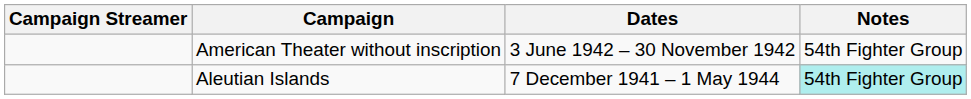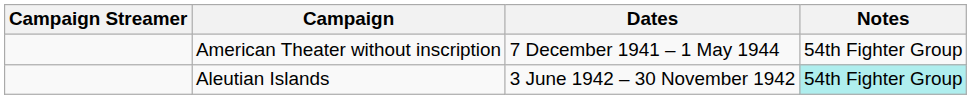(653, 49) 3 June 1942 – 30 November 1942 -> (645, 49) 7 December 1941 – 1 May 1944
(645, 79) 7 December 1941 – 1 May 1944 -> (653, 79) 3 June 1942 – 30 November 1942
